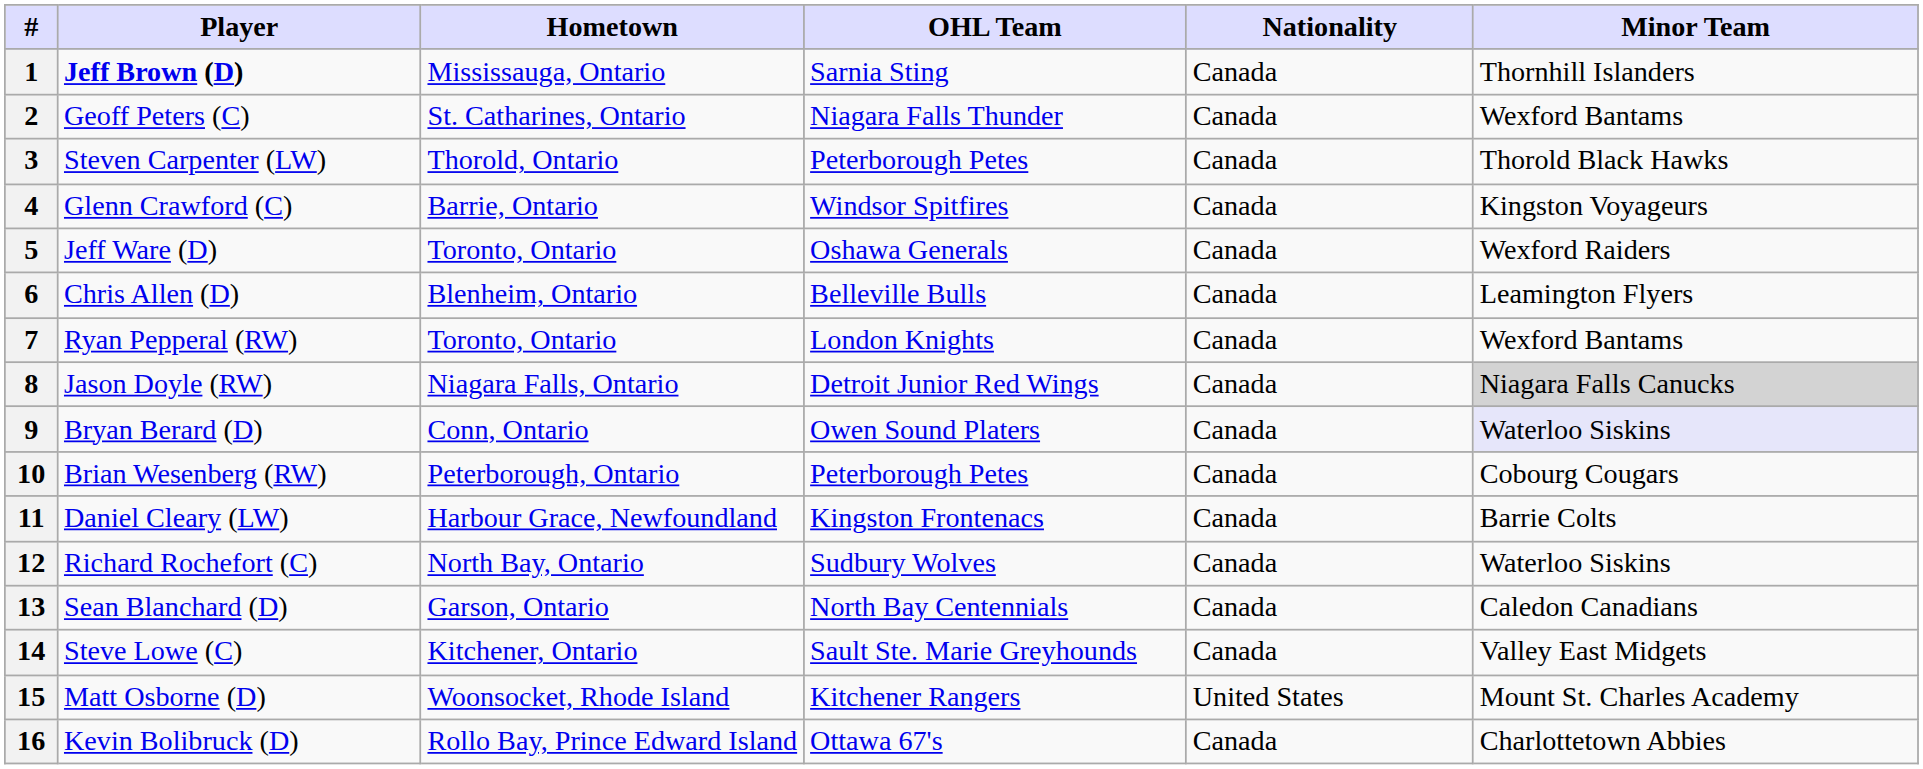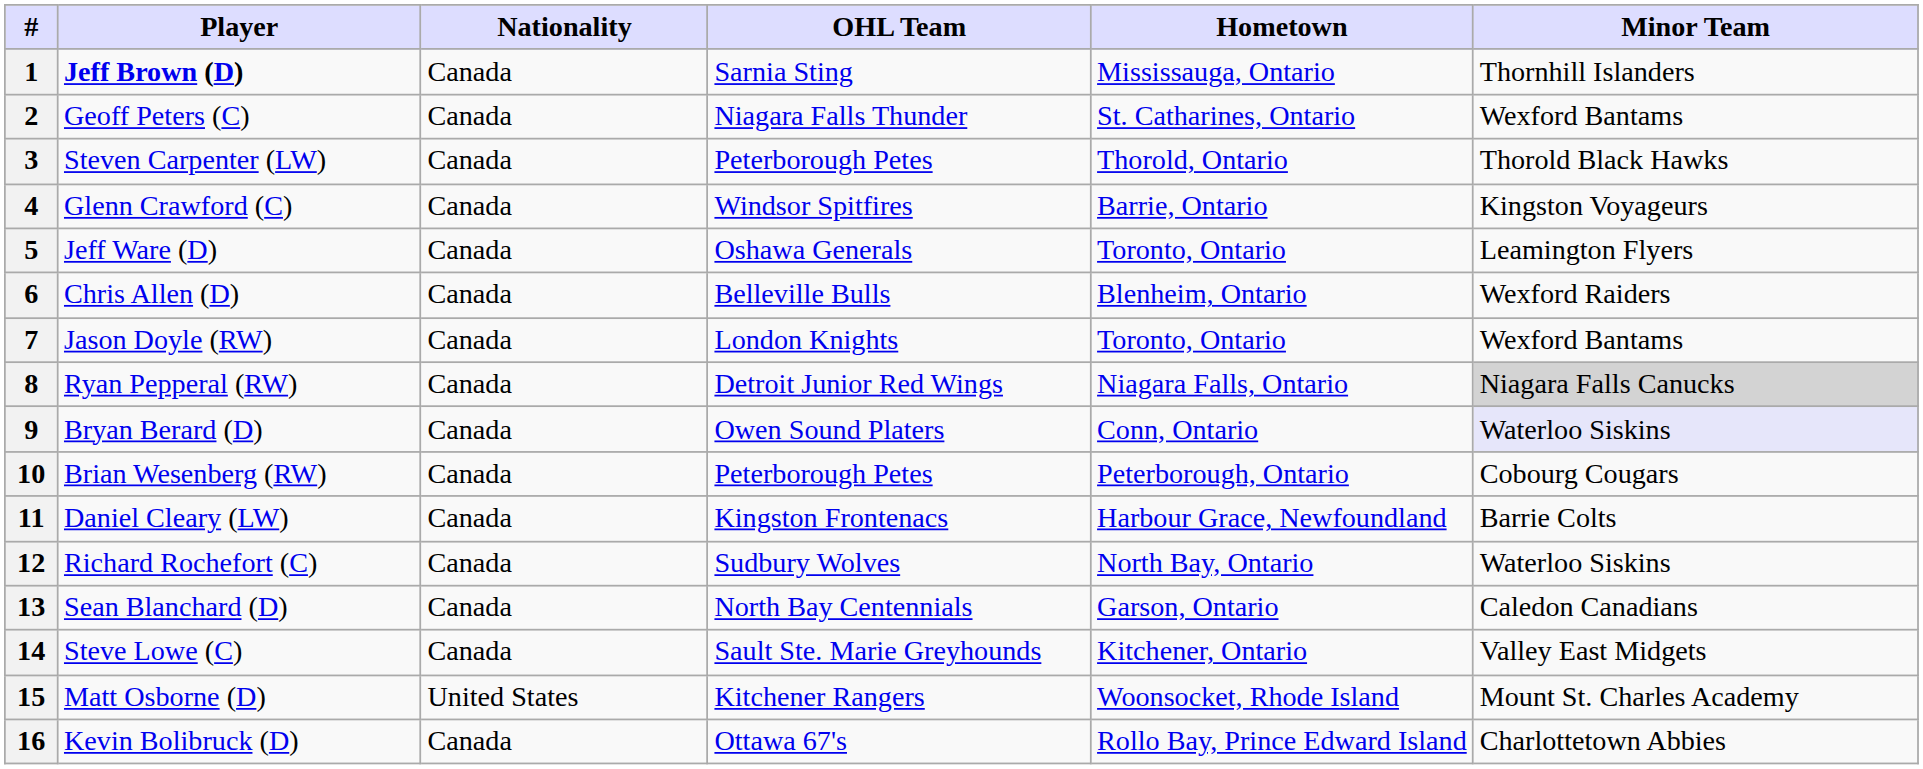columns swapped: (1330, 26) <-> (612, 26)
(1575, 250) Wexford Raiders -> (1586, 250) Leamington Flyers
(1586, 294) Leamington Flyers -> (1575, 294) Wexford Raiders
(181, 339) Ryan Pepperal (RW) -> (168, 339) Jason Doyle (RW)
(168, 384) Jason Doyle (RW) -> (181, 384) Ryan Pepperal (RW)
